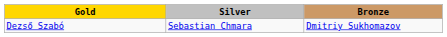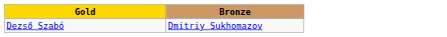- column: (235, 11)
